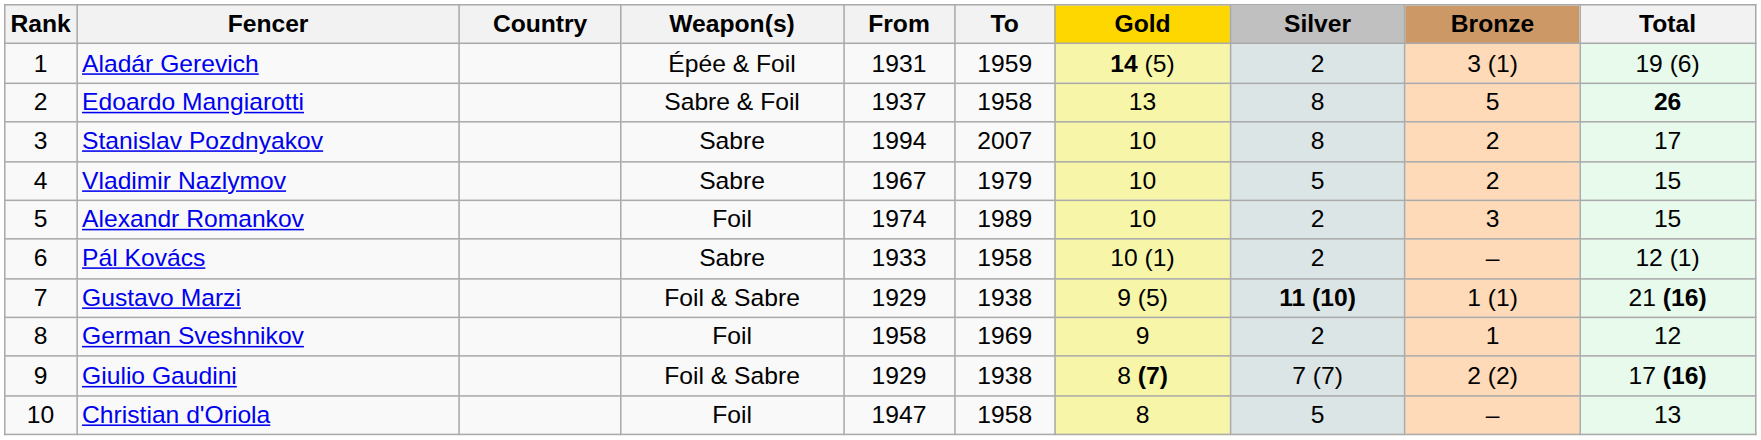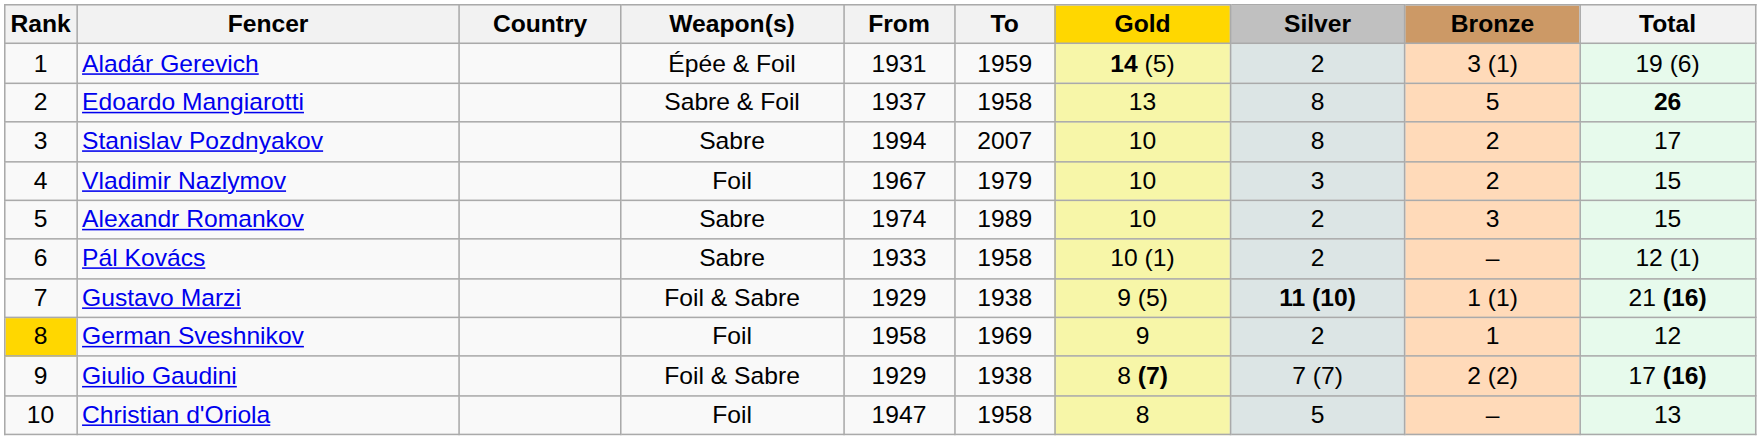(732, 180) Sabre -> (732, 180) Foil
(1318, 180) 5 -> (1318, 180) 3
(732, 219) Foil -> (732, 219) Sabre
(41, 336) no background -> (41, 336) gold background
